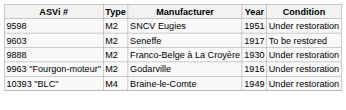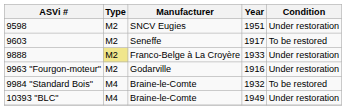(112, 55) no background -> (112, 55) khaki background
(254, 55) 1930 -> (254, 55) 1933
+ row: (50, 84)
